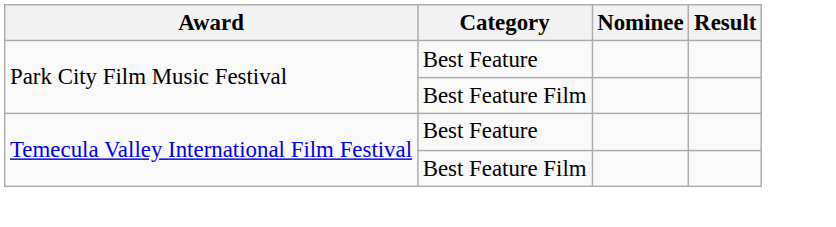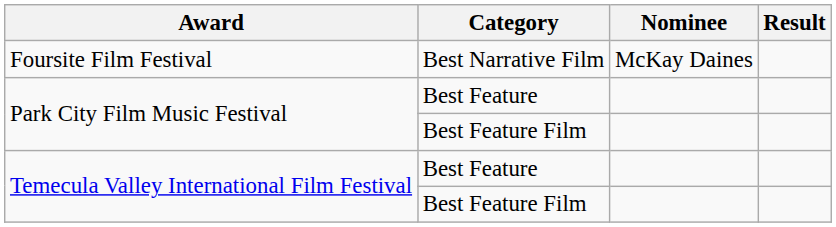+ row: (111, 58)
